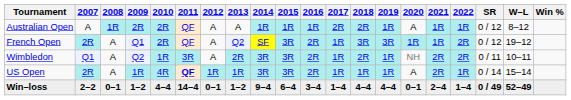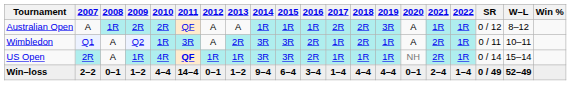(388, 26) 1R -> (388, 26) 3R
- row: (34, 41)
(413, 56) NH -> (413, 41) A
(463, 56) 2R -> (463, 41) 1R
(413, 72) A -> (413, 56) NH
